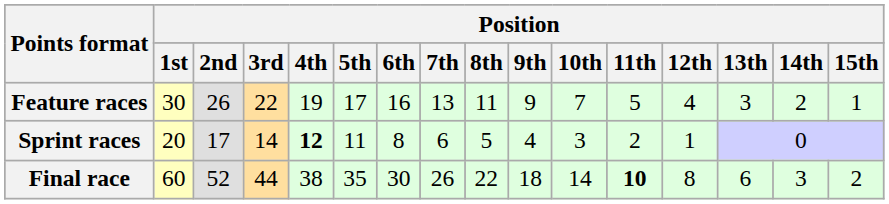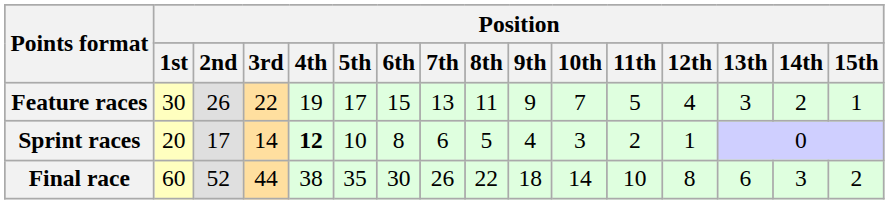(399, 101) 16 -> (399, 101) 15
(355, 139) 11 -> (355, 139) 10
(635, 178) bold -> (635, 178) normal
